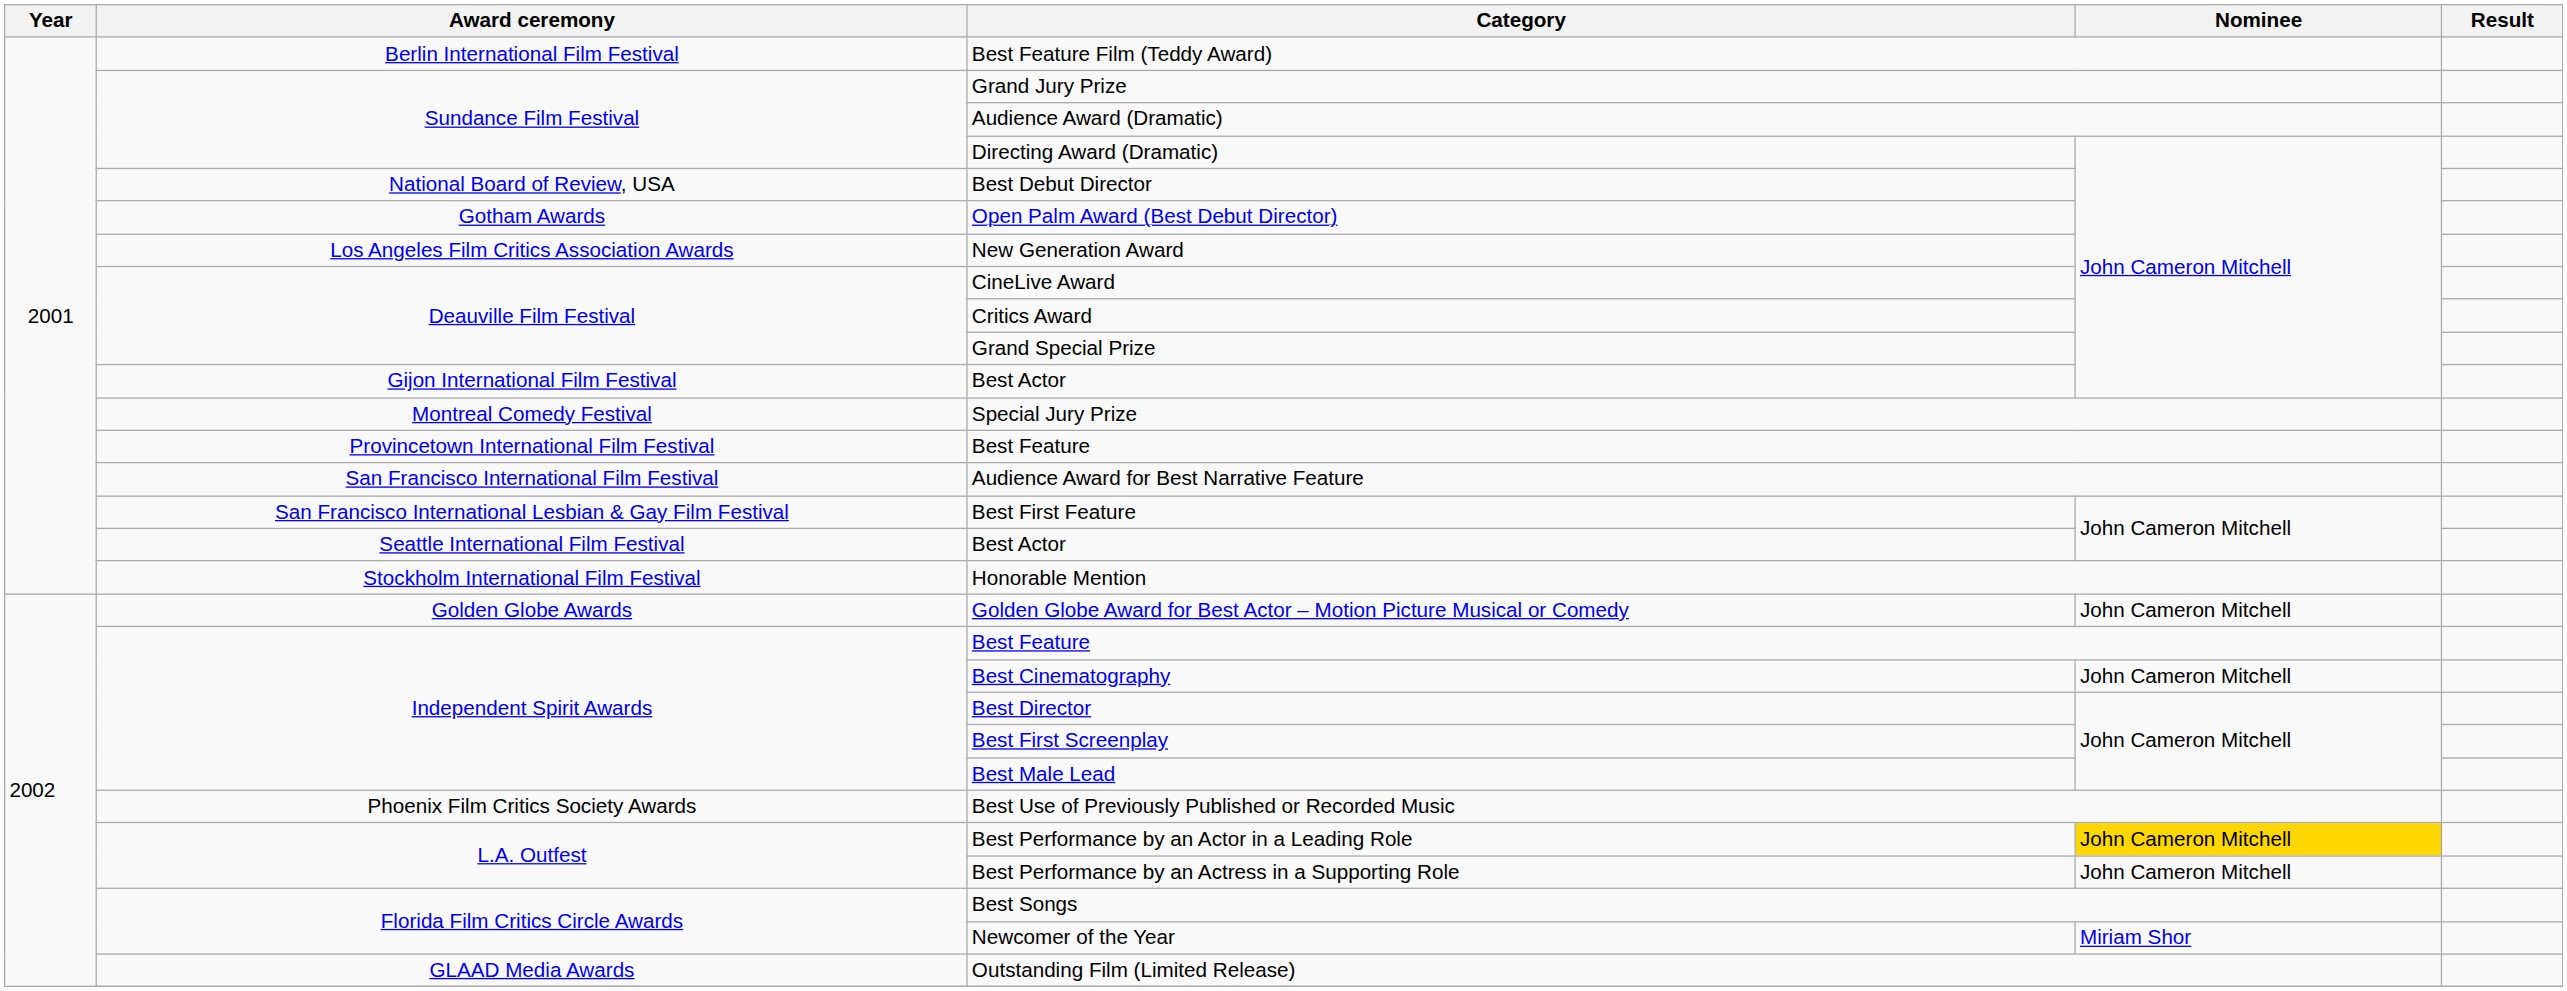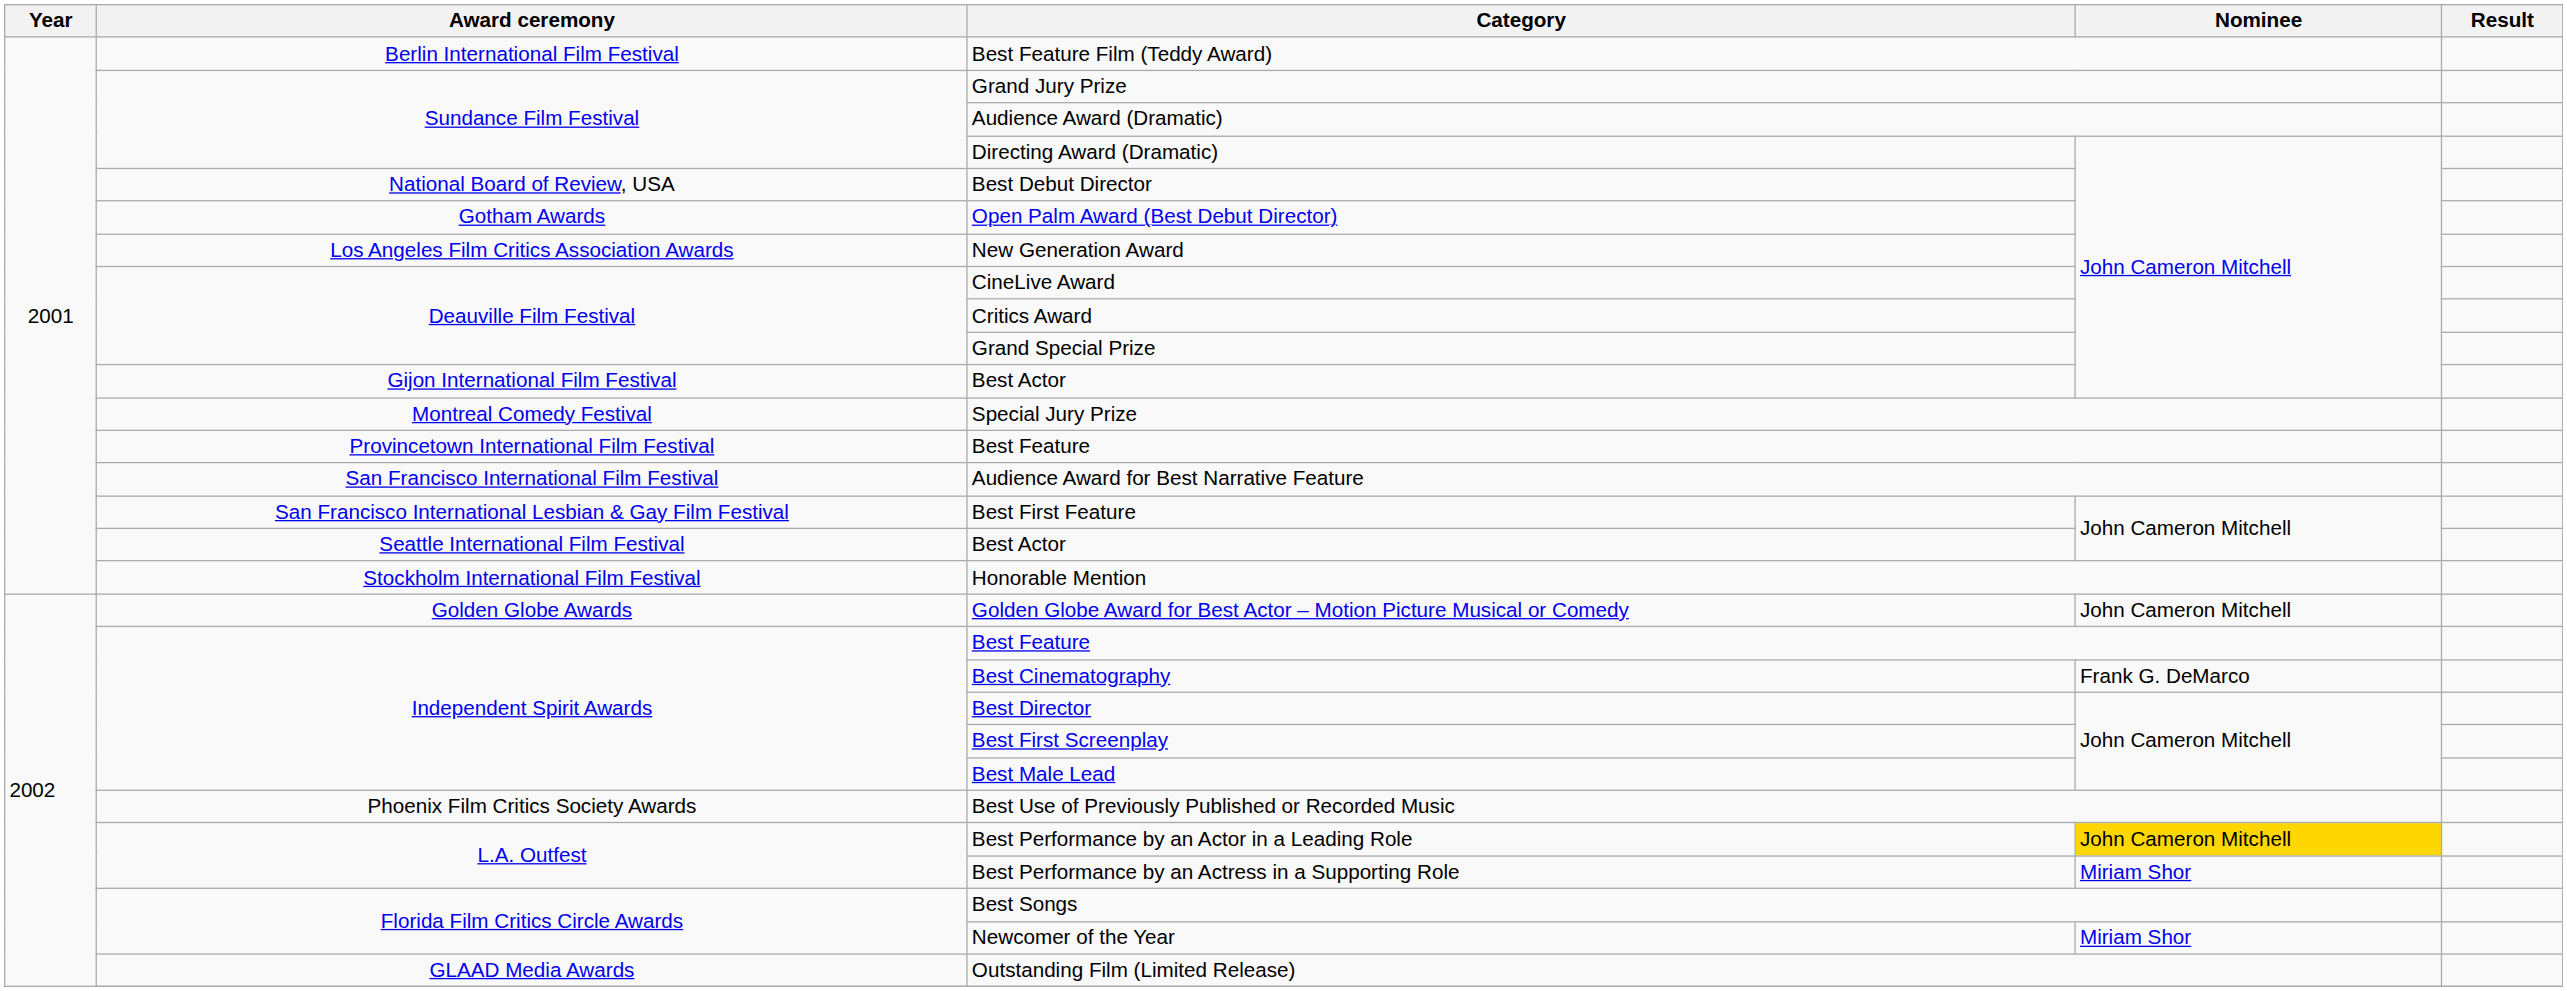(2186, 675) John Cameron Mitchell -> (2165, 675) Frank G. DeMarco
(2186, 871) John Cameron Mitchell -> (2136, 871) Miriam Shor
